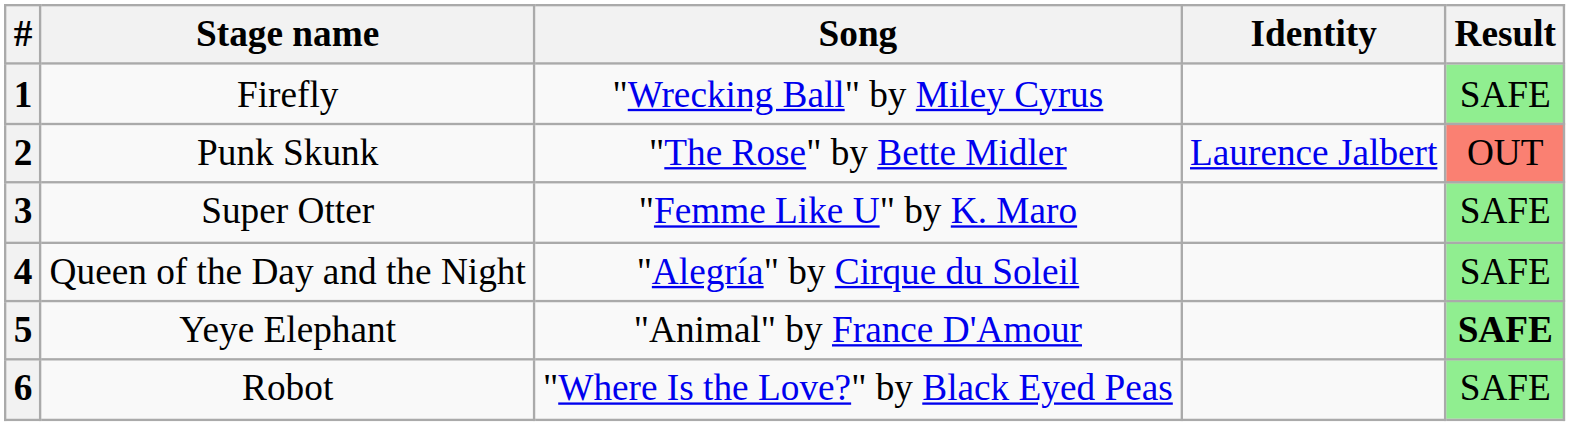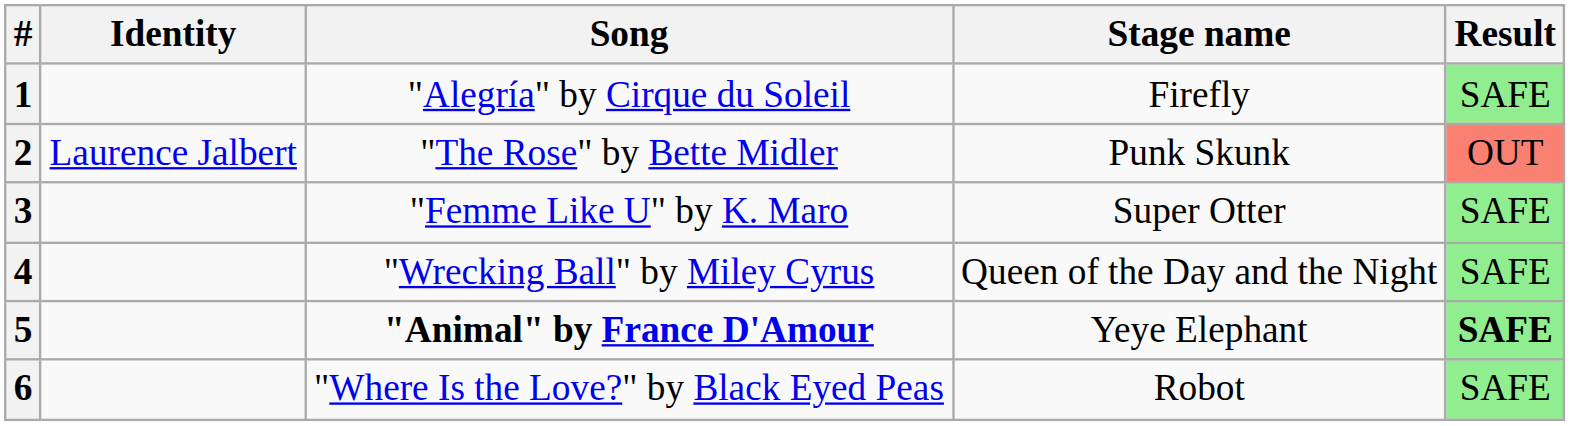columns swapped: (288, 34) <-> (1314, 34)
(858, 93) "Wrecking Ball" by Miley Cyrus -> (629, 93) "Alegría" by Cirque du Soleil
(858, 270) "Alegría" by Cirque du Soleil -> (629, 270) "Wrecking Ball" by Miley Cyrus
(858, 329) normal -> (629, 329) bold
